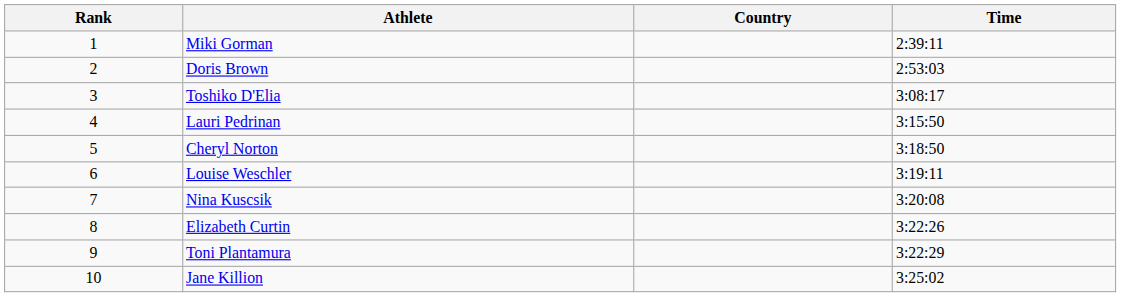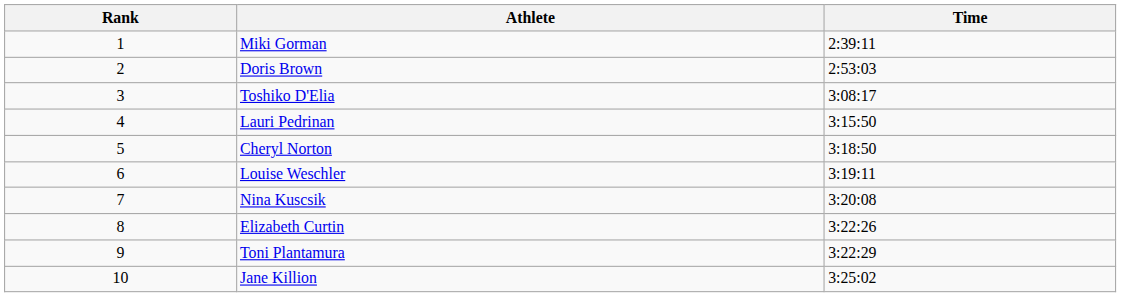- column: (763, 17)
